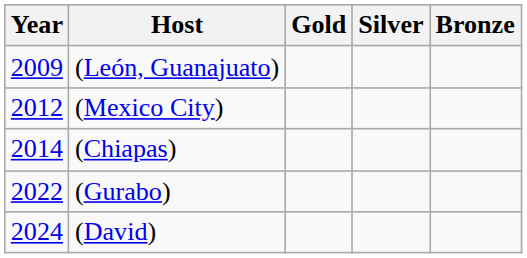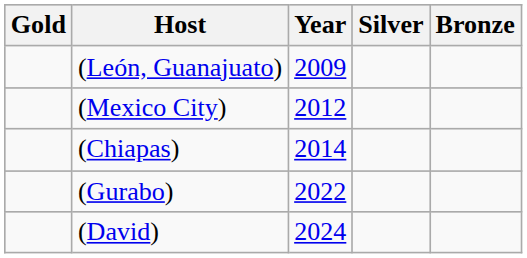columns swapped: (37, 25) <-> (319, 25)
